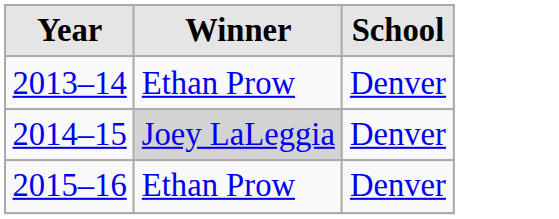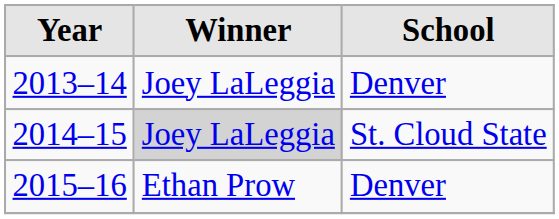(218, 82) Ethan Prow -> (238, 82) Joey LaLeggia
(398, 133) Denver -> (448, 133) St. Cloud State
